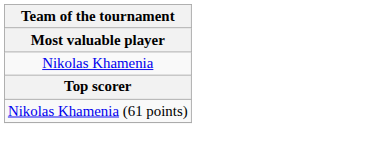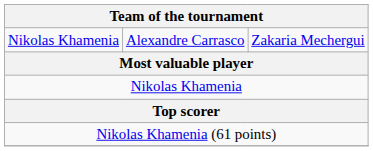+ row: (185, 39)
